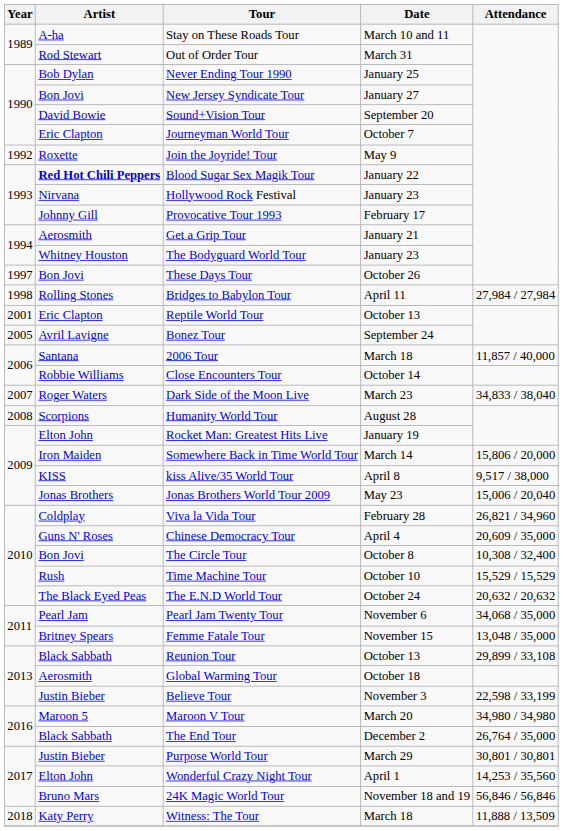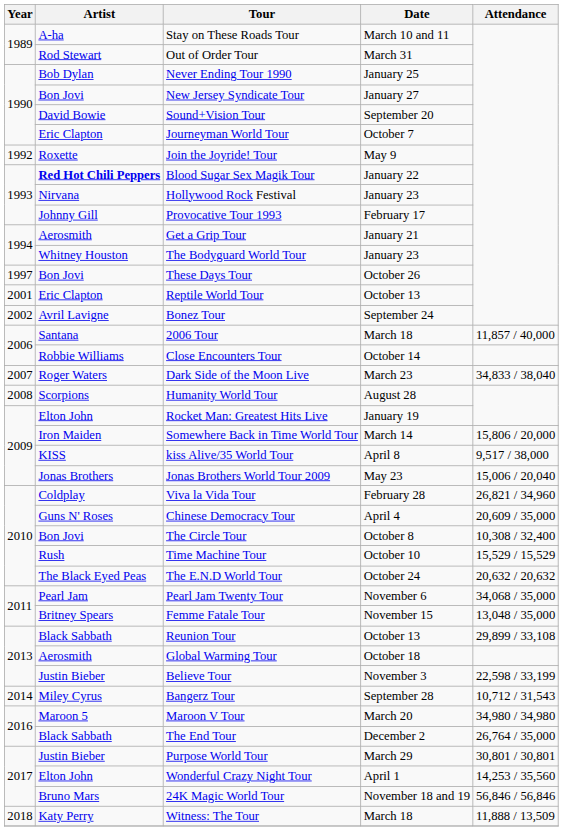- row: (229, 295)
(20, 335) 2005 -> (20, 315) 2002
+ row: (200, 696)
